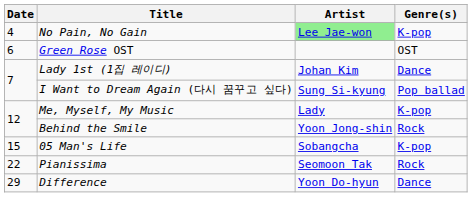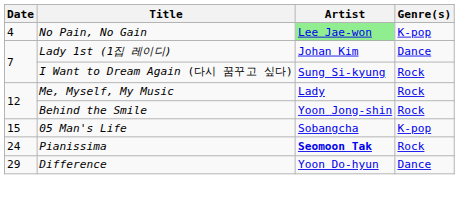- row: (86, 50)
(431, 90) Pop ballad -> (411, 72) Rock
(414, 110) K-pop -> (411, 92) Rock
(14, 164) 22 -> (14, 146) 24
(335, 164) normal -> (335, 146) bold
